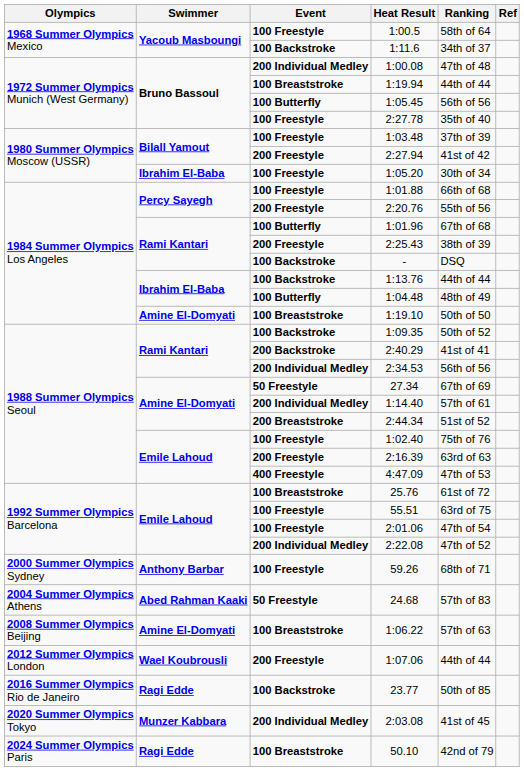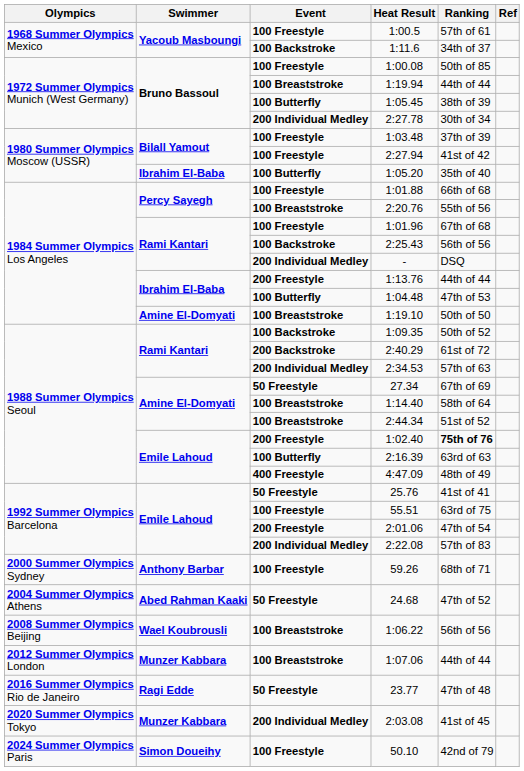(465, 31) 58th of 64 -> (465, 31) 57th of 61
(310, 67) 200 Individual Medley -> (288, 67) 100 Freestyle
(465, 67) 47th of 48 -> (465, 67) 50th of 85
(465, 102) 56th of 56 -> (465, 102) 38th of 39
(288, 120) 100 Freestyle -> (310, 120) 200 Individual Medley
(465, 120) 35th of 40 -> (465, 120) 30th of 34
(288, 156) 200 Freestyle -> (288, 156) 100 Freestyle
(288, 173) 100 Freestyle -> (287, 173) 100 Butterfly
(465, 173) 30th of 34 -> (465, 173) 35th of 40
(288, 209) 200 Freestyle -> (298, 209) 100 Breaststroke
(287, 227) 100 Butterfly -> (288, 227) 100 Freestyle
(288, 244) 200 Freestyle -> (294, 244) 100 Backstroke
(465, 244) 38th of 39 -> (465, 244) 56th of 56
(294, 262) 100 Backstroke -> (310, 262) 200 Individual Medley
(294, 280) 100 Backstroke -> (288, 280) 200 Freestyle
(465, 298) 48th of 49 -> (465, 298) 47th of 53
(465, 351) 41st of 41 -> (465, 351) 61st of 72
(465, 369) 56th of 56 -> (465, 369) 57th of 63
(310, 404) 200 Individual Medley -> (298, 404) 100 Breaststroke
(465, 404) 57th of 61 -> (465, 404) 58th of 64
(298, 422) 200 Breaststroke -> (298, 422) 100 Breaststroke
(288, 440) 100 Freestyle -> (288, 440) 200 Freestyle
(465, 440) normal -> (467, 440) bold
(288, 457) 200 Freestyle -> (287, 457) 100 Butterfly
(465, 475) 47th of 53 -> (465, 475) 48th of 49
(298, 493) 100 Breaststroke -> (285, 493) 50 Freestyle
(465, 493) 61st of 72 -> (465, 493) 41st of 41
(288, 528) 100 Freestyle -> (288, 528) 200 Freestyle
(465, 546) 47th of 52 -> (465, 546) 57th of 83
(465, 600) 57th of 83 -> (465, 600) 47th of 52
(187, 630) Amine El-Domyati -> (183, 630) Wael Koubrousli
(465, 630) 57th of 63 -> (465, 630) 56th of 56
(183, 661) Wael Koubrousli -> (183, 661) Munzer Kabbara
(288, 661) 200 Freestyle -> (298, 661) 100 Breaststroke
(294, 691) 100 Backstroke -> (285, 691) 50 Freestyle
(465, 691) 50th of 85 -> (465, 691) 47th of 48
(166, 751) Ragi Edde -> (180, 751) Simon Doueihy
(298, 751) 100 Breaststroke -> (288, 751) 100 Freestyle
